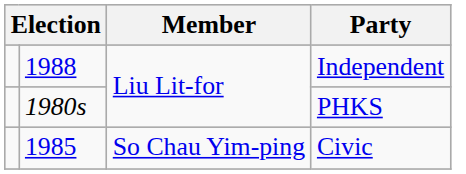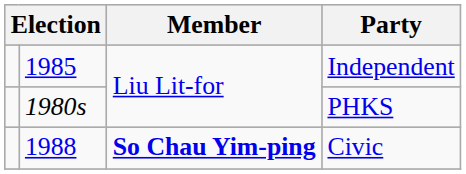(51, 65) 1988 -> (51, 65) 1985
(51, 147) 1985 -> (51, 147) 1988
(209, 147) normal -> (214, 147) bold
